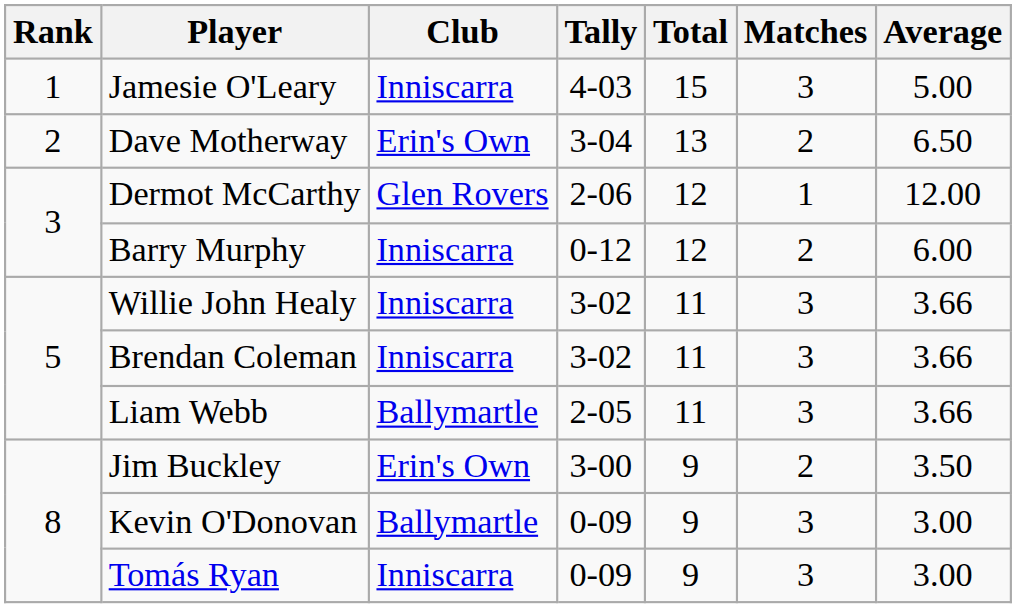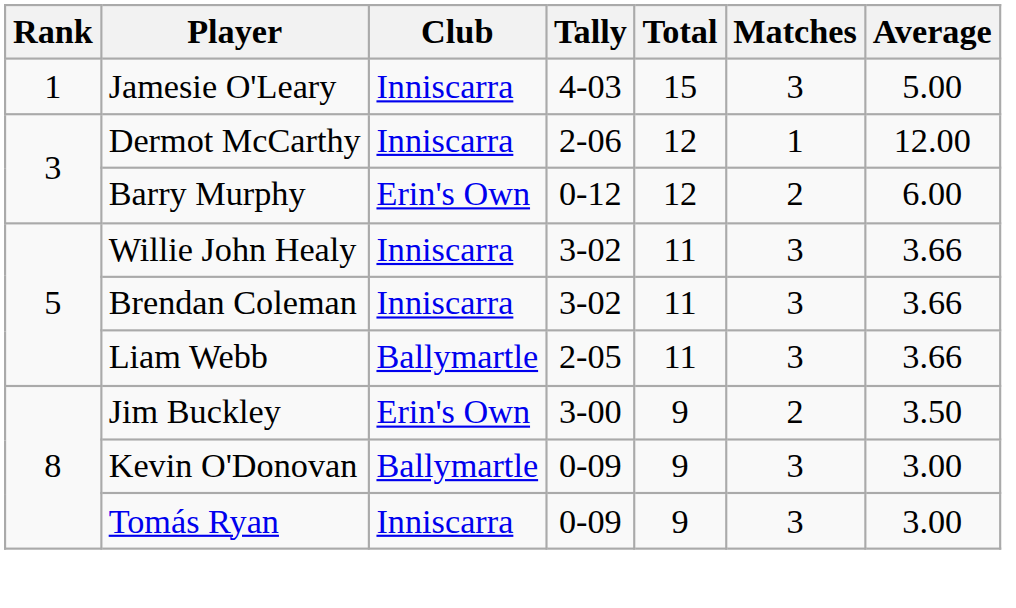- row: (228, 140)
(463, 194) Glen Rovers -> (445, 140) Inniscarra
(445, 248) Inniscarra -> (453, 194) Erin's Own
